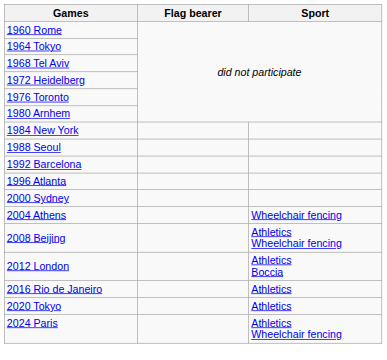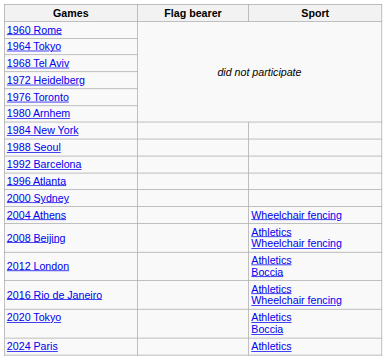(271, 289) Athletics -> (297, 295) Athletics Wheelchair fencing
(271, 306) Athletics -> (271, 324) Athletics Boccia
(297, 329) Athletics Wheelchair fencing -> (271, 347) Athletics
